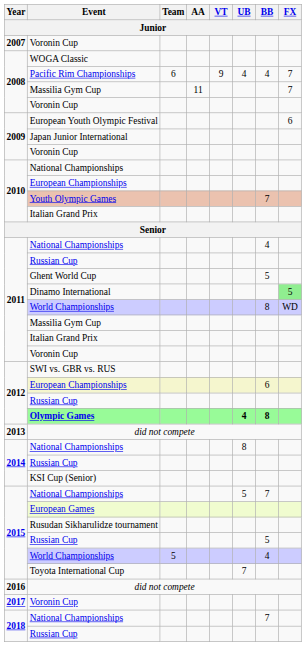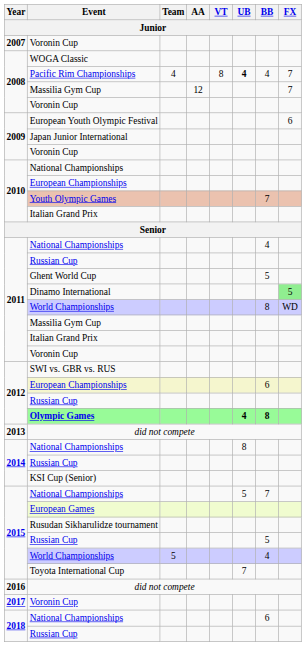(173, 74) 6 -> (173, 74) 4
(221, 74) 9 -> (221, 74) 8
(244, 74) normal -> (244, 74) bold
(198, 90) 11 -> (198, 90) 12
(267, 618) 7 -> (267, 618) 6
